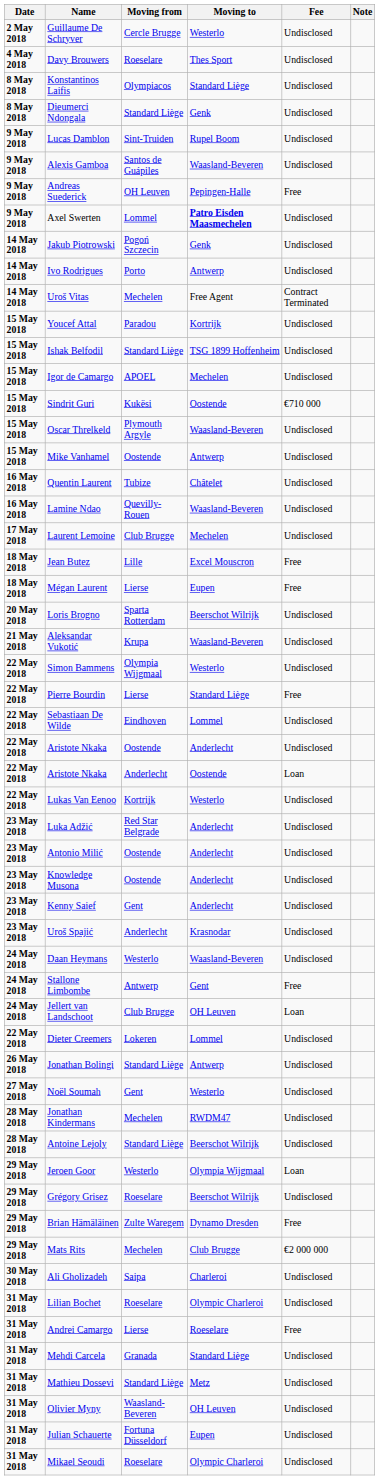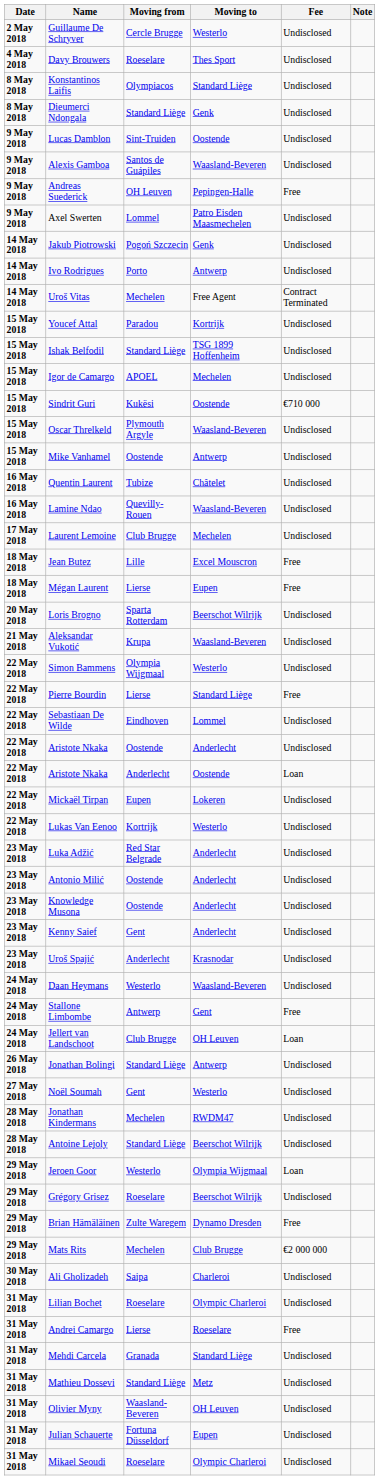(215, 139) Rupel Boom -> (211, 139) Oostende
(221, 218) bold -> (222, 218) normal
+ row: (78, 800)
- row: (79, 1038)
